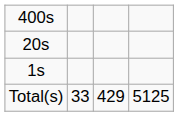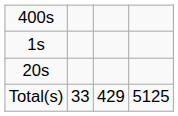rows swapped: (36, 44) <-> (36, 71)
